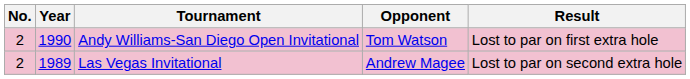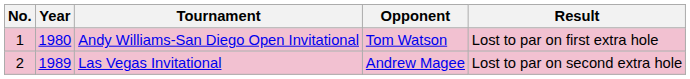(20, 40) 2 -> (20, 40) 1
(55, 40) 1990 -> (55, 40) 1980
